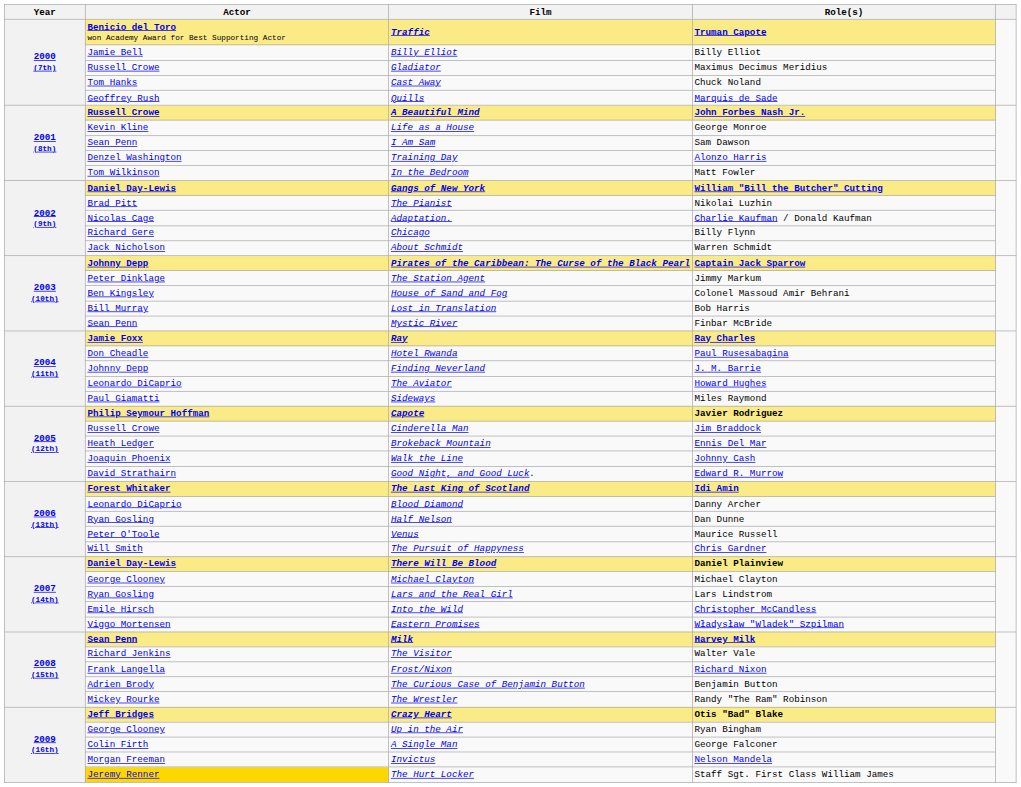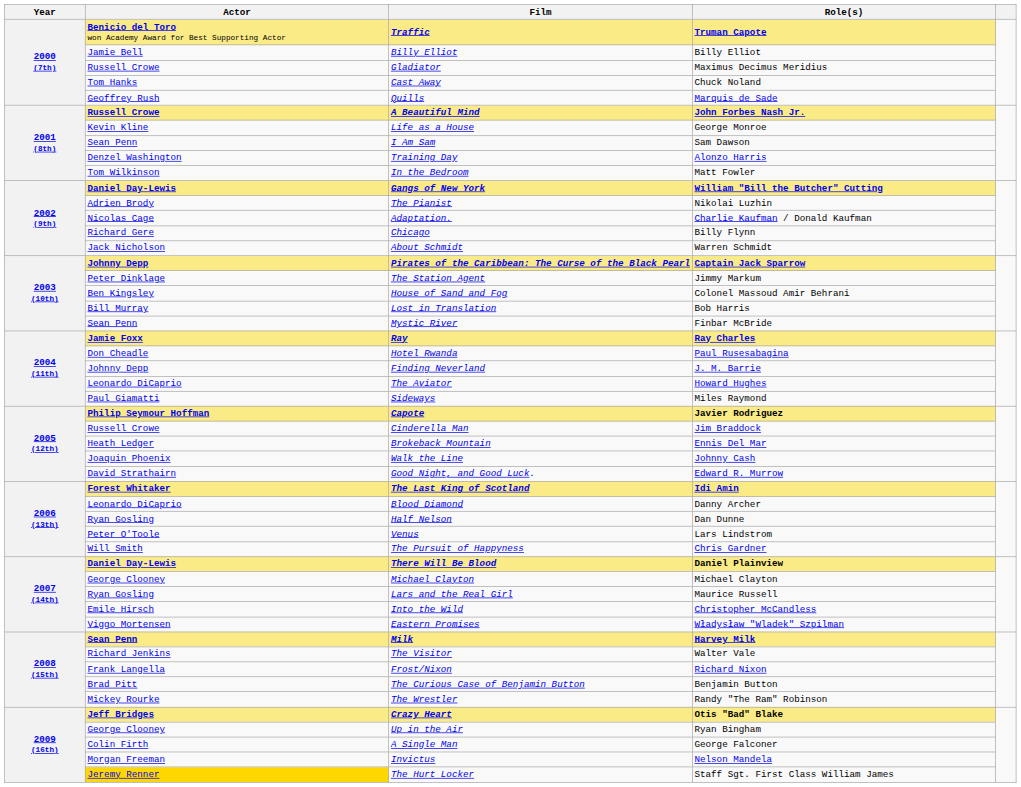(112, 203) Brad Pitt -> (121, 203) Adrien Brody
(736, 534) Maurice Russell -> (733, 534) Lars Lindstrom
(733, 594) Lars Lindstrom -> (736, 594) Maurice Russell
(121, 684) Adrien Brody -> (112, 684) Brad Pitt
